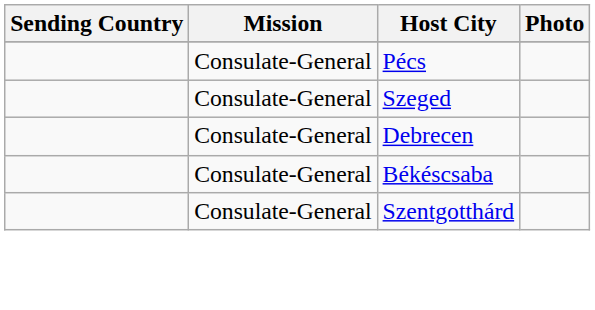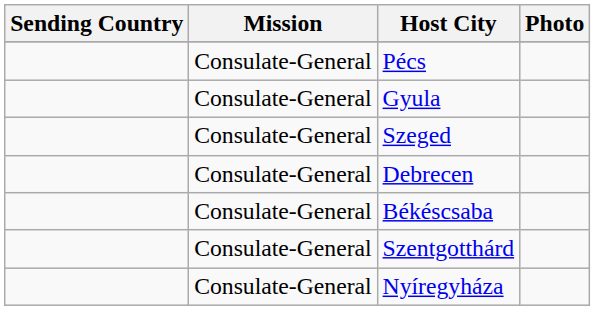+ row: (412, 98)
+ row: (443, 286)
